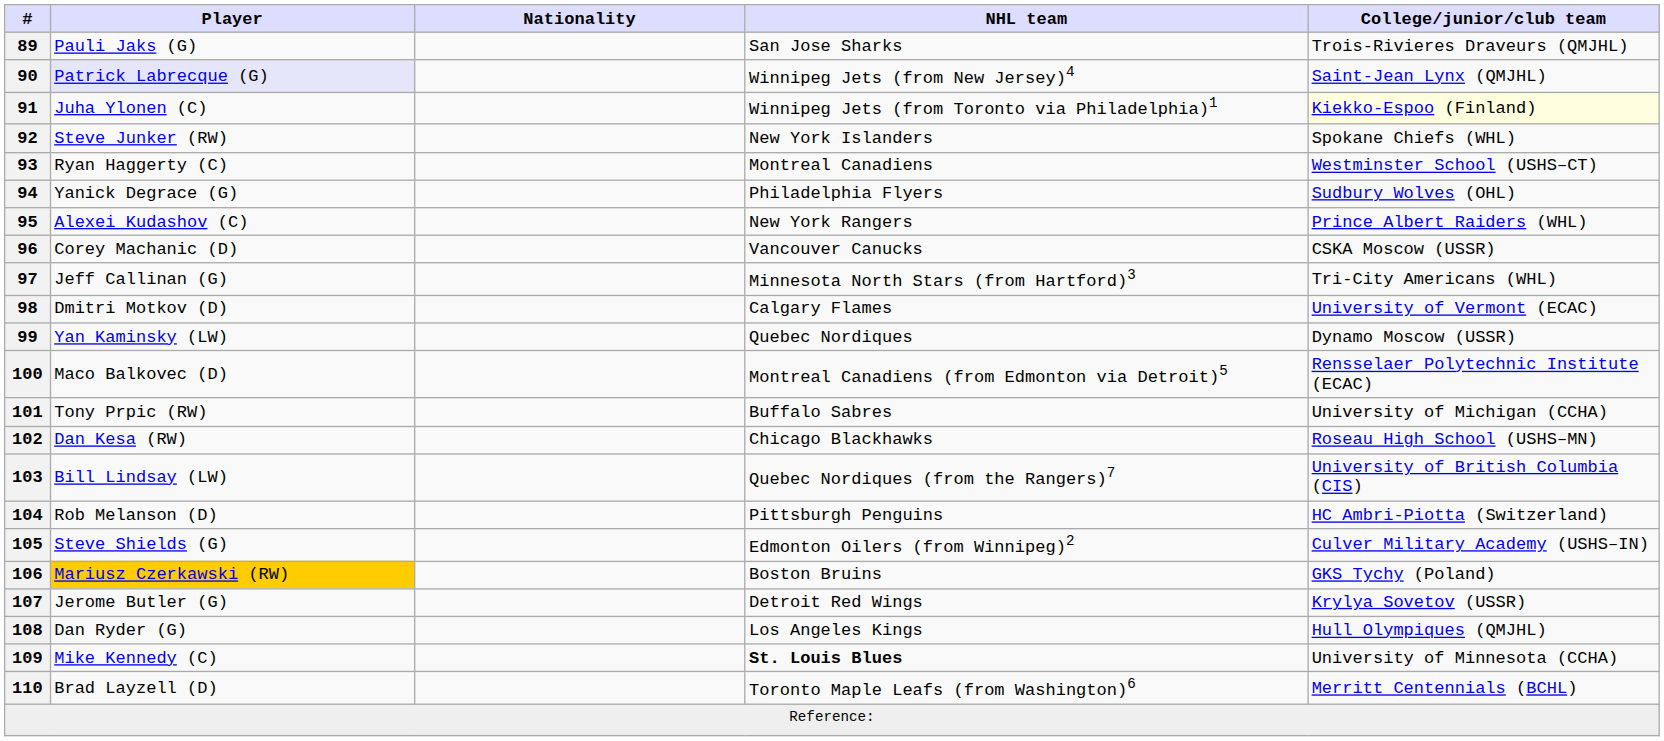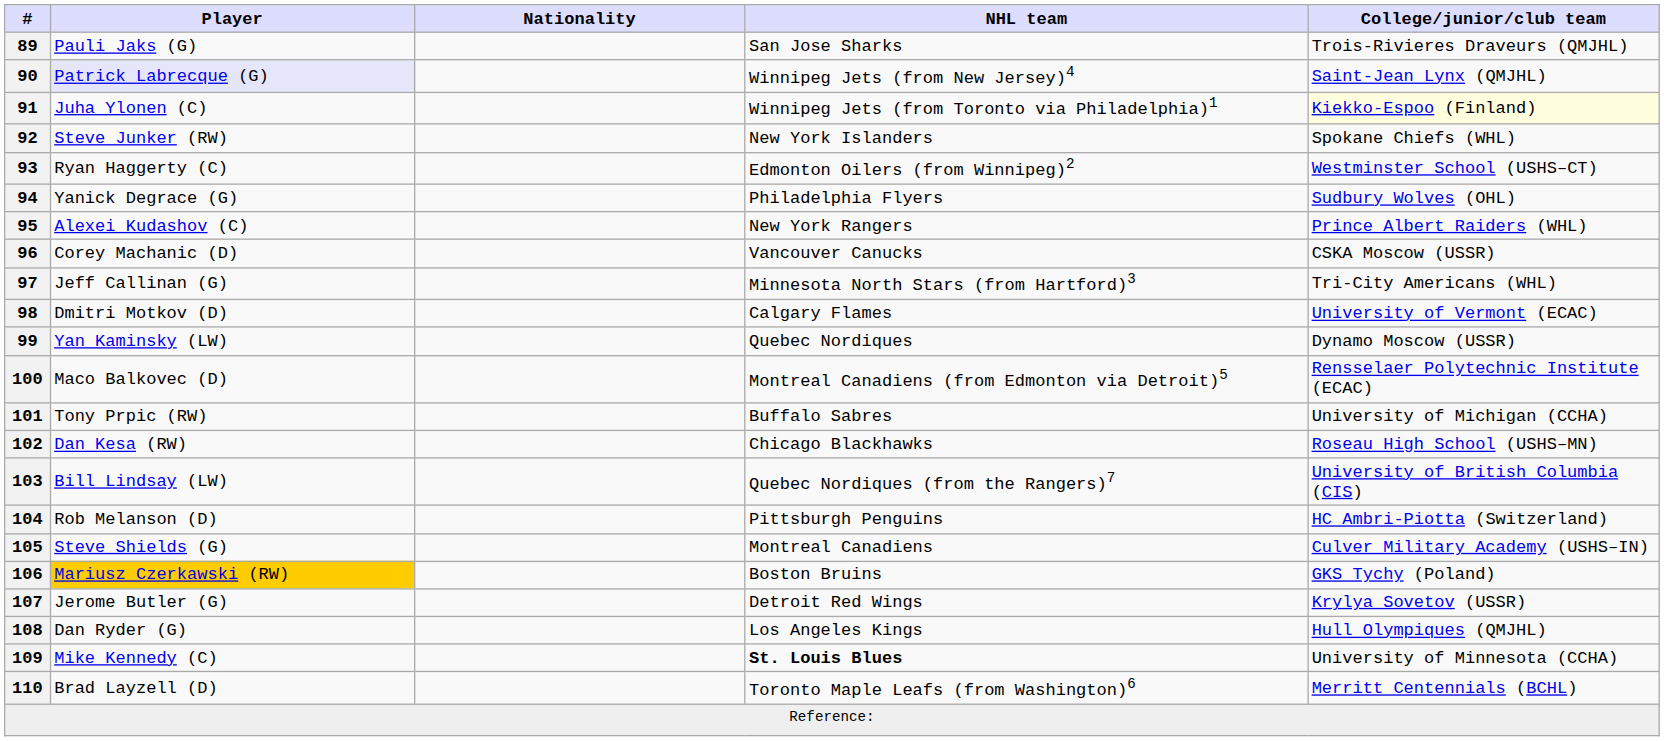(841, 166) Montreal Canadiens -> (912, 168) Edmonton Oilers (from Winnipeg)2
(912, 545) Edmonton Oilers (from Winnipeg)2 -> (841, 547) Montreal Canadiens
